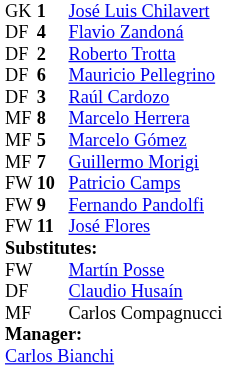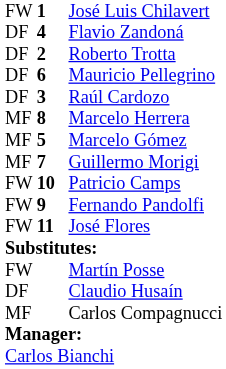(18, 10) GK -> (19, 10) FW
